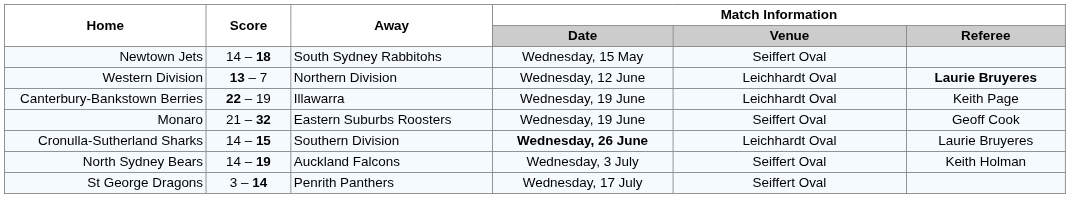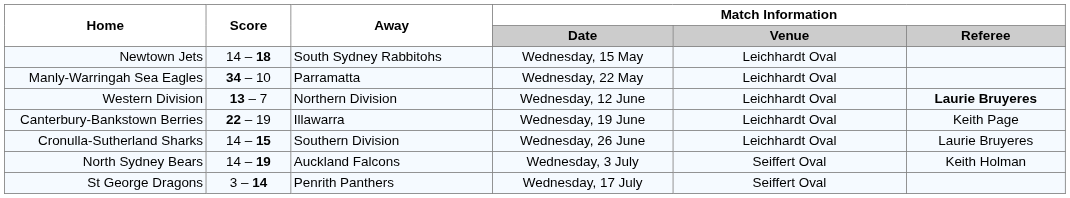(789, 56) Seiffert Oval -> (789, 56) Leichhardt Oval
+ row: (116, 78)
- row: (180, 119)
(583, 140) bold -> (583, 140) normal
